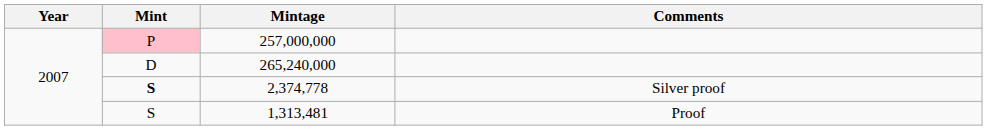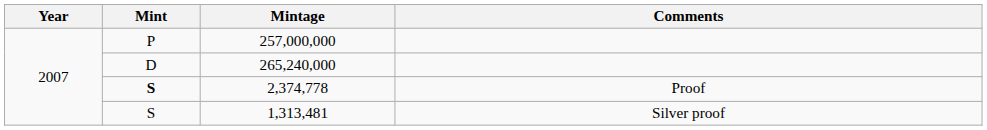(151, 40) pink background -> (151, 40) no background
(688, 88) Silver proof -> (688, 88) Proof
(688, 112) Proof -> (688, 112) Silver proof
